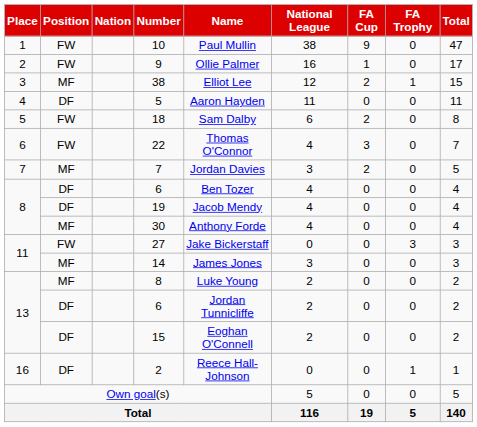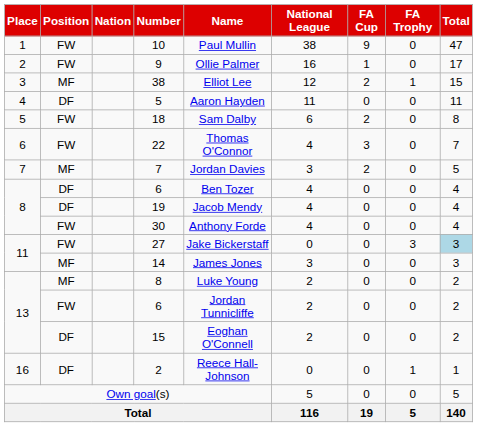(66, 225) MF -> (66, 225) FW
(456, 244) no background -> (456, 244) lightblue background
(66, 306) DF -> (66, 306) FW
